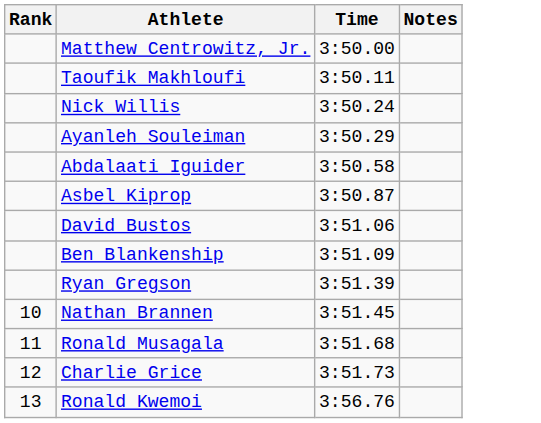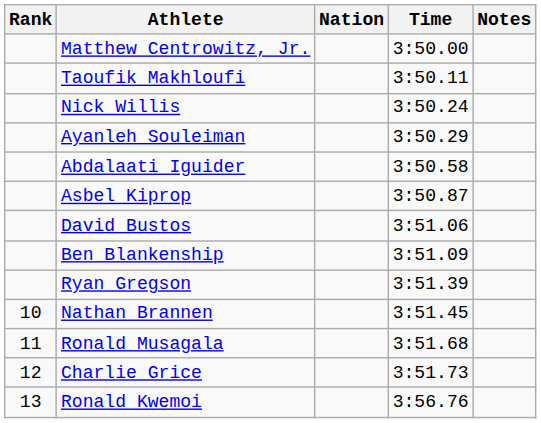+ column: (352, 19)
